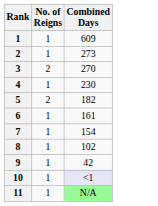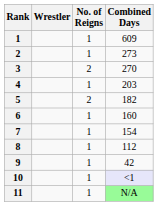+ column: (52, 17)
(88, 85) 230 -> (129, 85) 203
(88, 116) 161 -> (129, 116) 160
(88, 147) 102 -> (129, 147) 112
